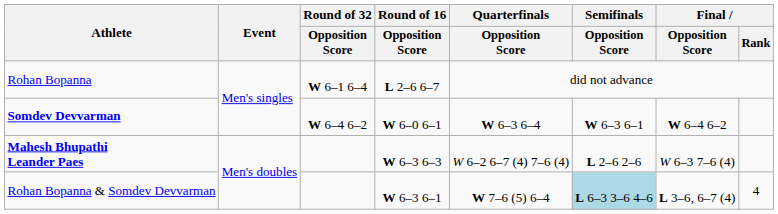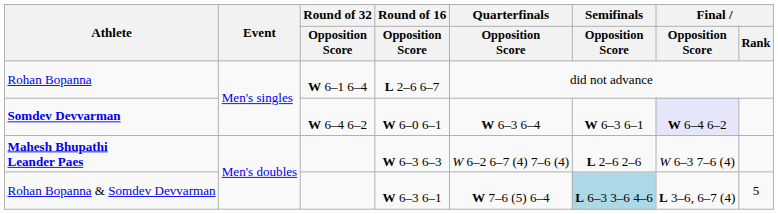(697, 124) no background -> (697, 124) lavender background
(756, 191) 4 -> (756, 191) 5
